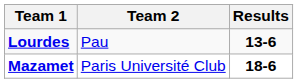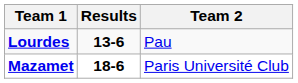columns swapped: (153, 16) <-> (261, 16)
